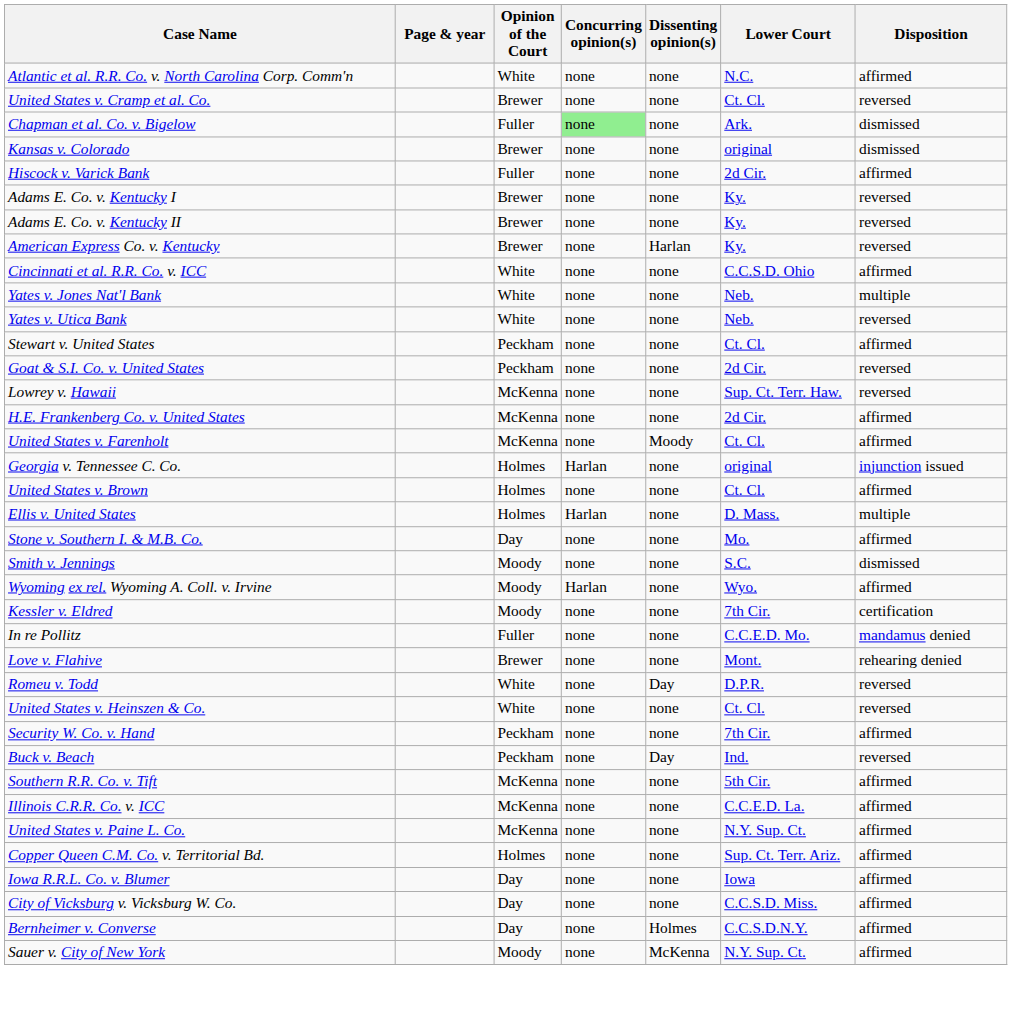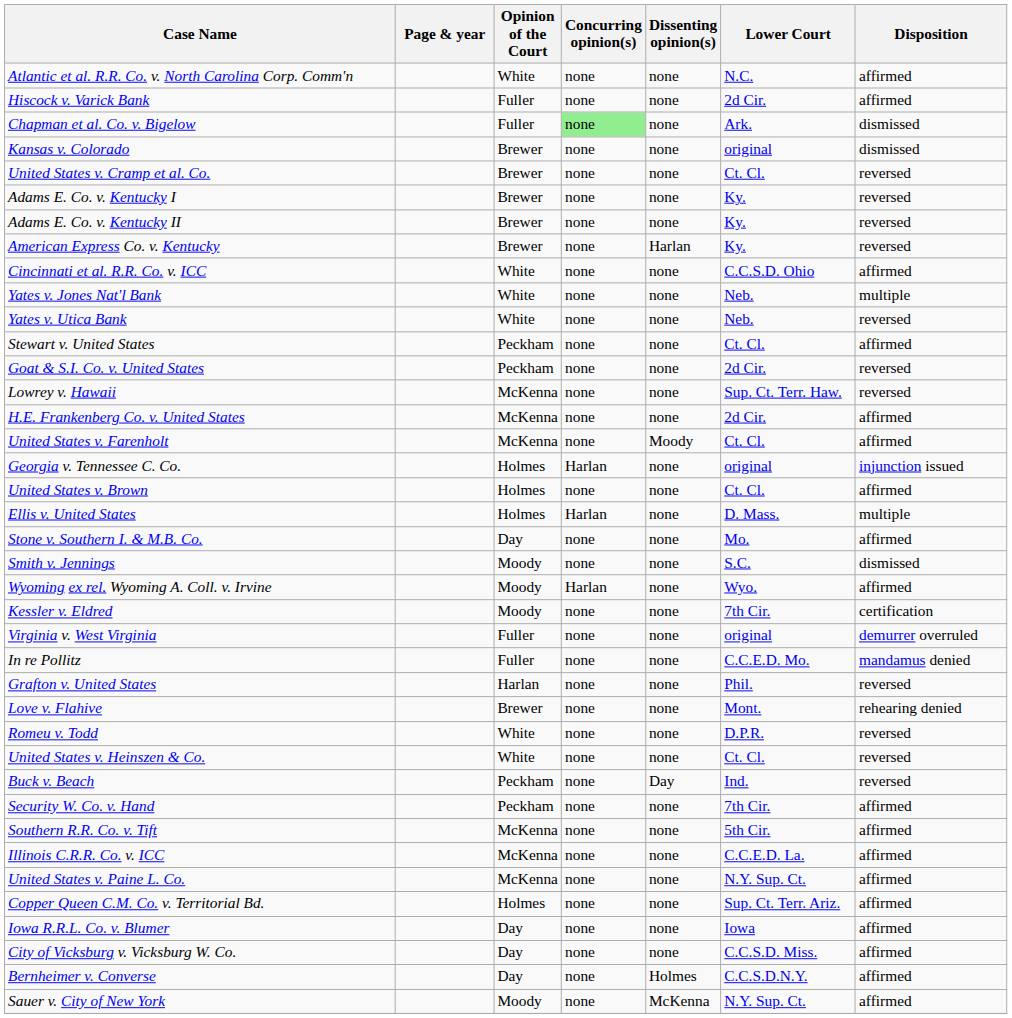rows swapped: (79, 173) <-> (109, 99)
+ row: (82, 635)
+ row: (82, 684)
(662, 684) Day -> (664, 733) none
rows swapped: (51, 757) <-> (81, 733)
